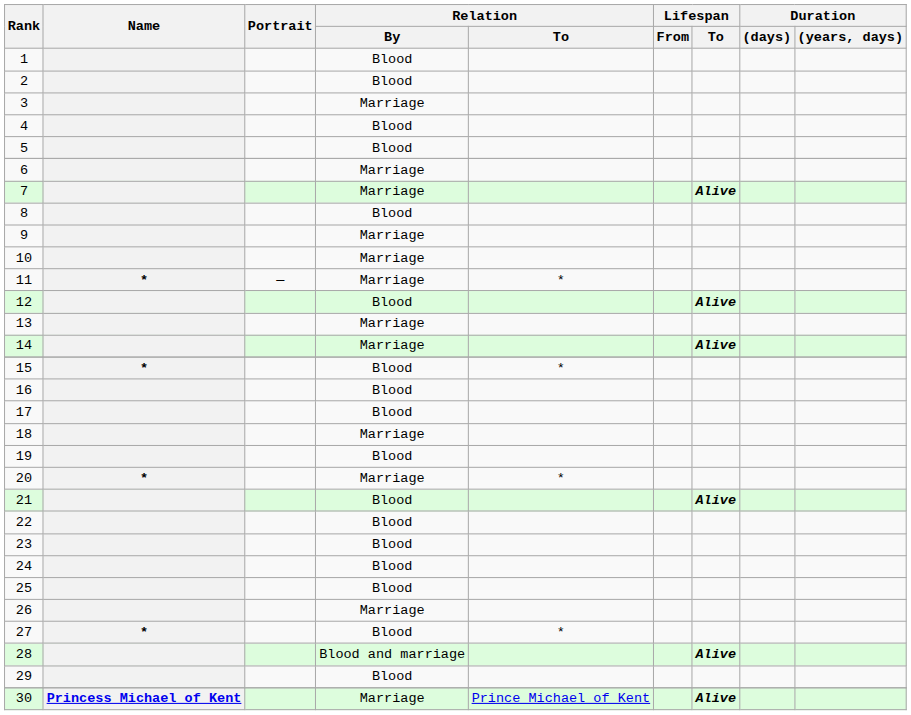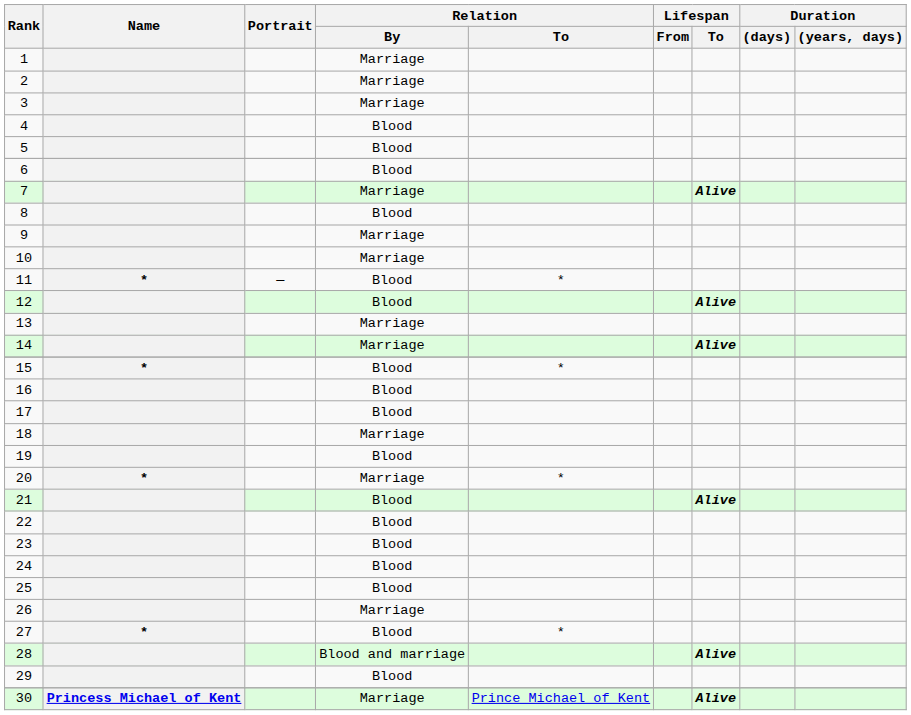(392, 60) Blood -> (392, 60) Marriage
(392, 82) Blood -> (392, 82) Marriage
(392, 170) Marriage -> (392, 170) Blood
(392, 280) Marriage -> (392, 280) Blood
